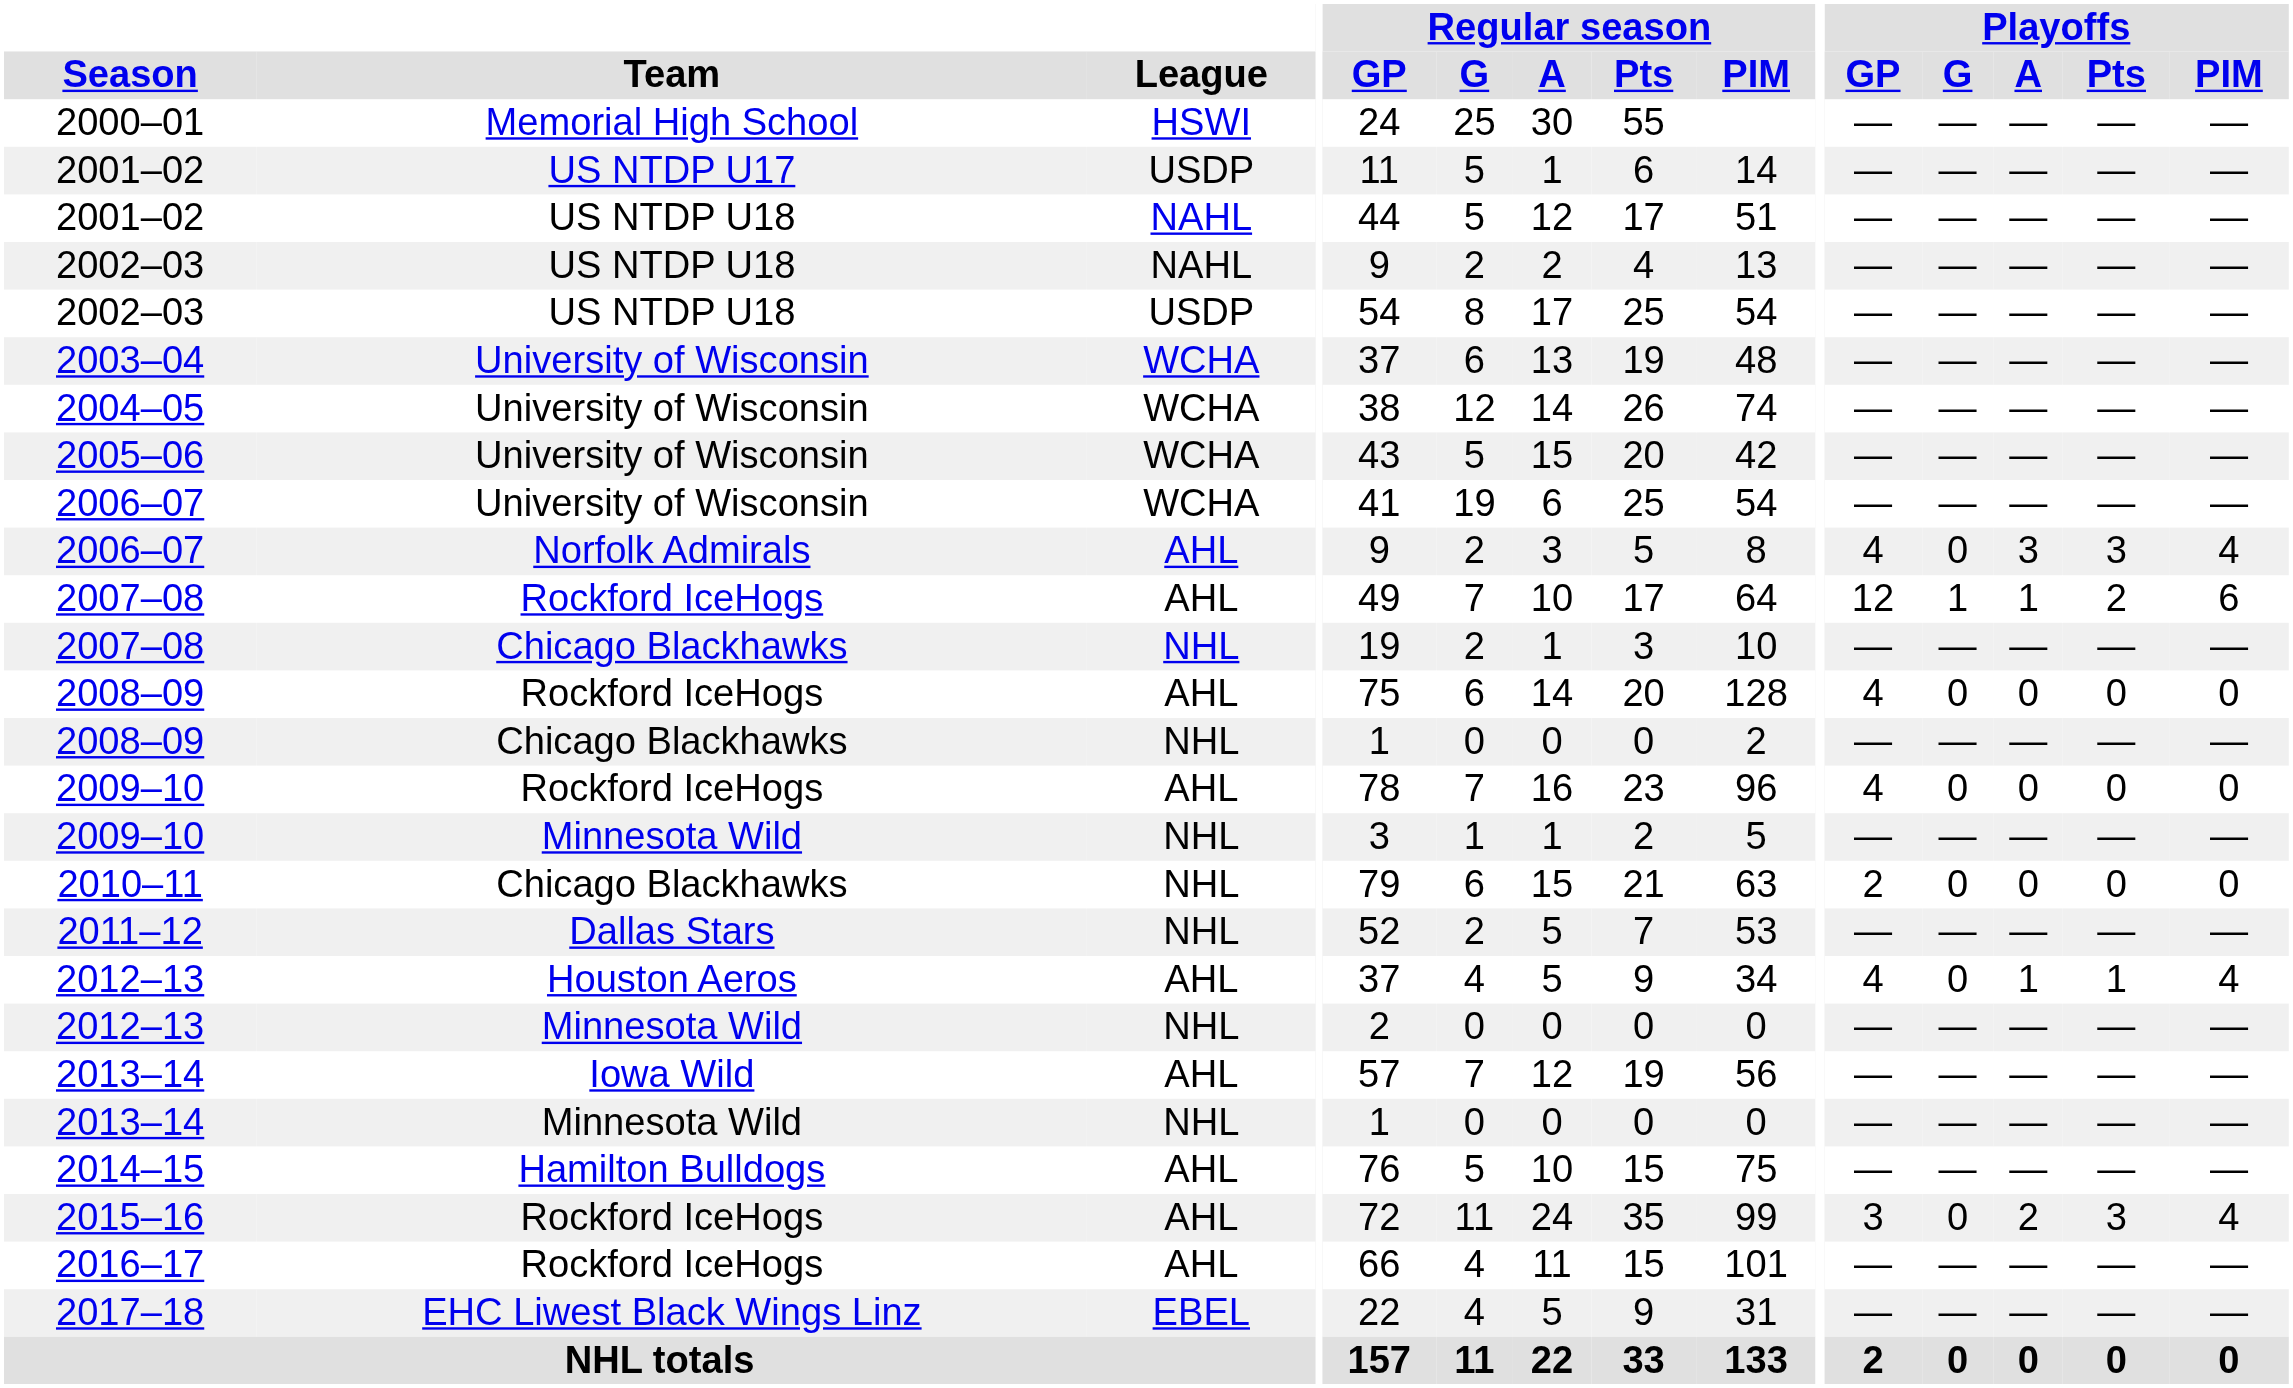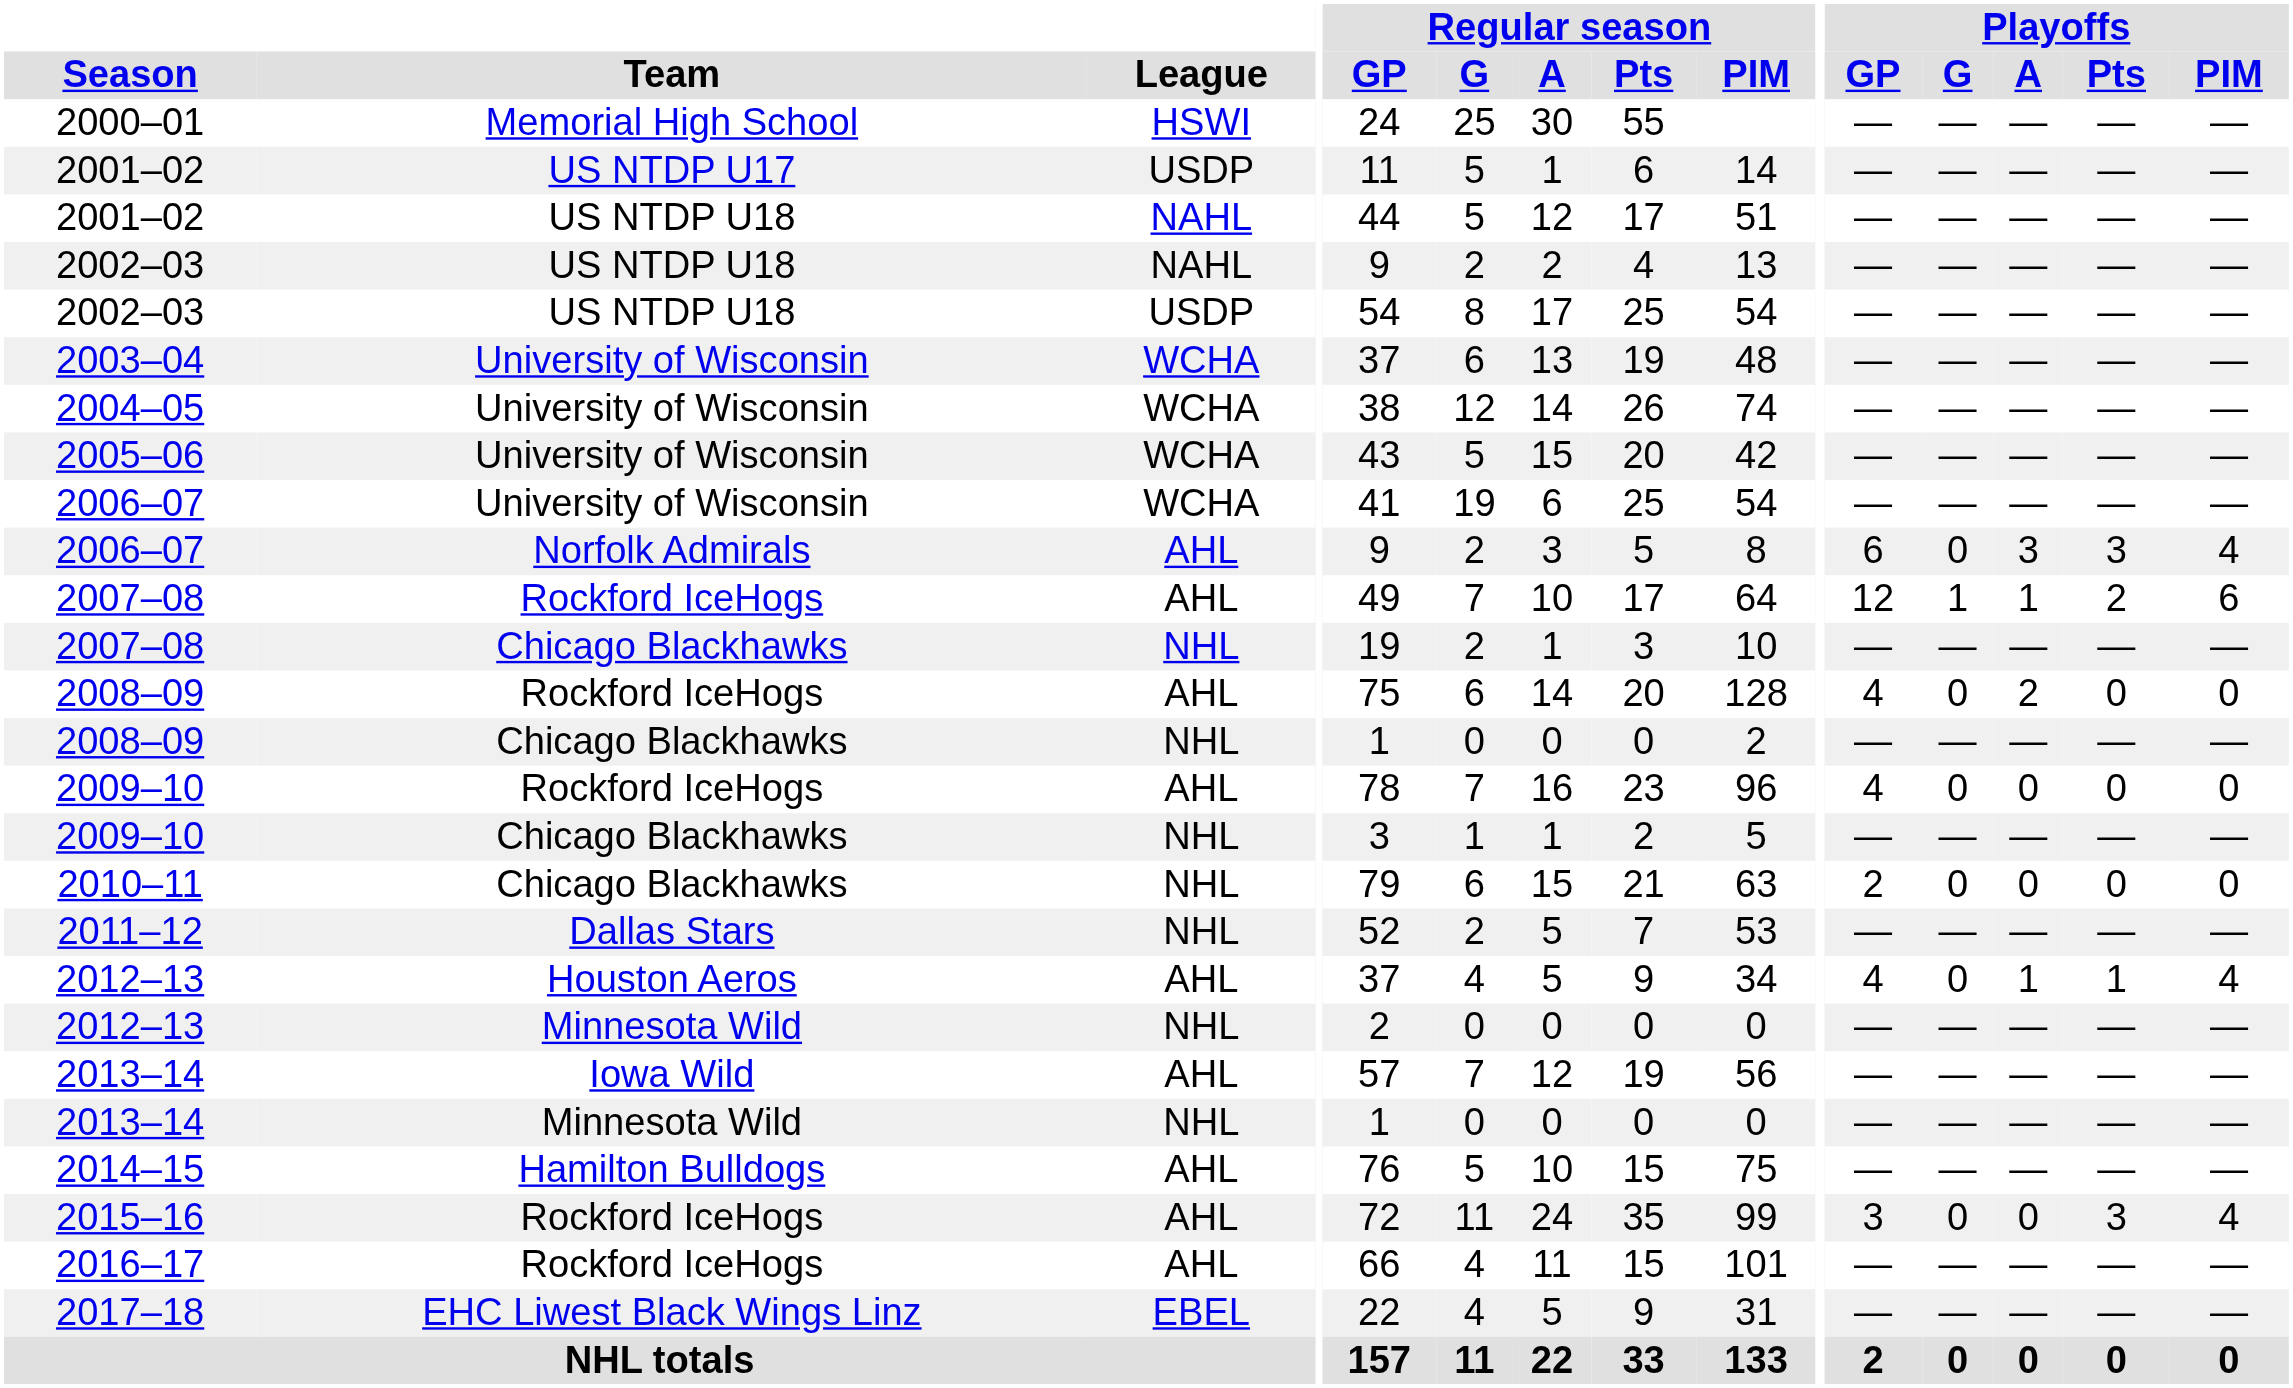(1873, 550) 4 -> (1873, 550) 6
(2028, 693) 0 -> (2028, 693) 2
(672, 836) Minnesota Wild -> (672, 836) Chicago Blackhawks
(2028, 1217) 2 -> (2028, 1217) 0
